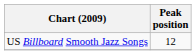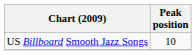(171, 41) 12 -> (171, 41) 10
